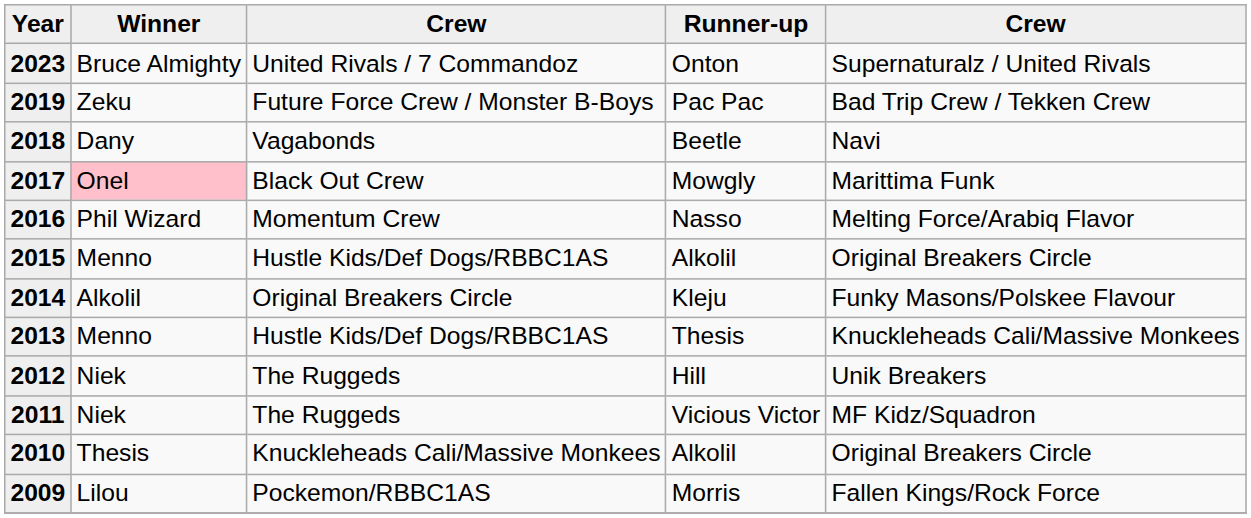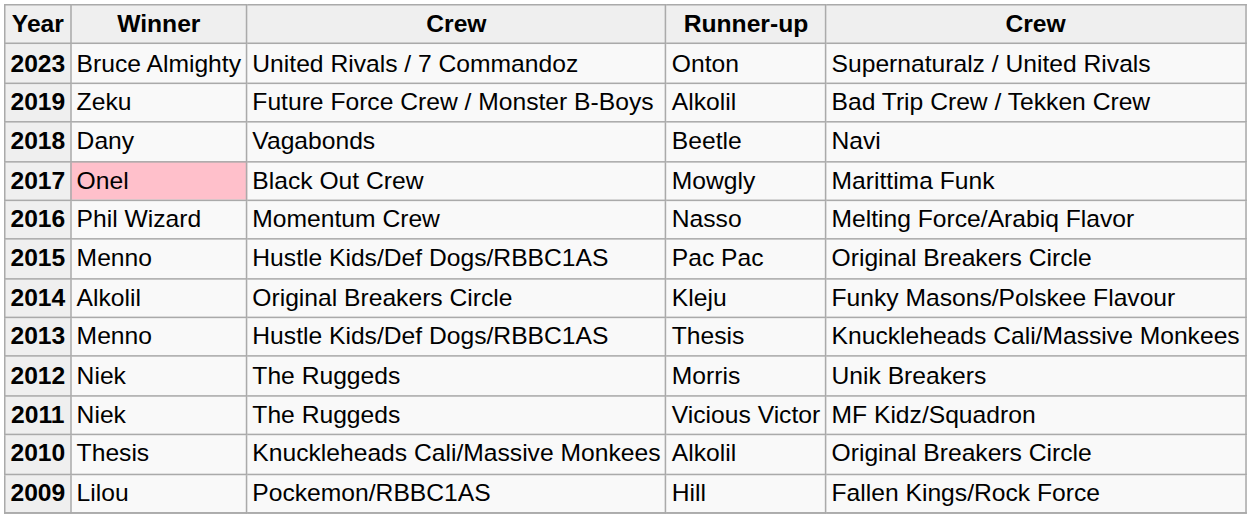(718, 102) Pac Pac -> (704, 102) Alkolil
(704, 258) Alkolil -> (718, 258) Pac Pac
(689, 375) Hill -> (706, 375) Morris
(706, 492) Morris -> (689, 492) Hill
